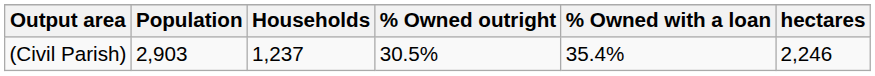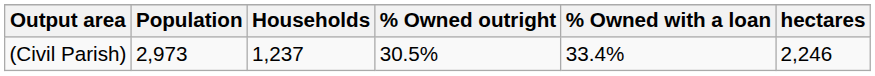(162, 53) 2,903 -> (162, 53) 2,973
(595, 53) 35.4% -> (595, 53) 33.4%
